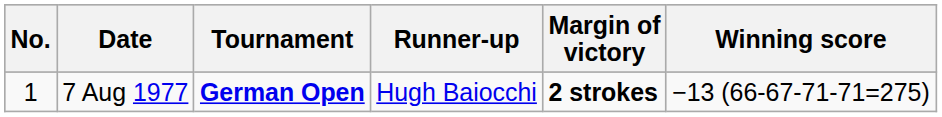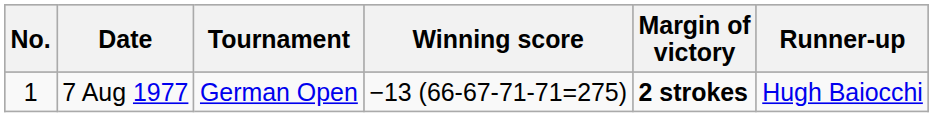columns swapped: (801, 39) <-> (457, 39)
(282, 92) bold -> (279, 92) normal
